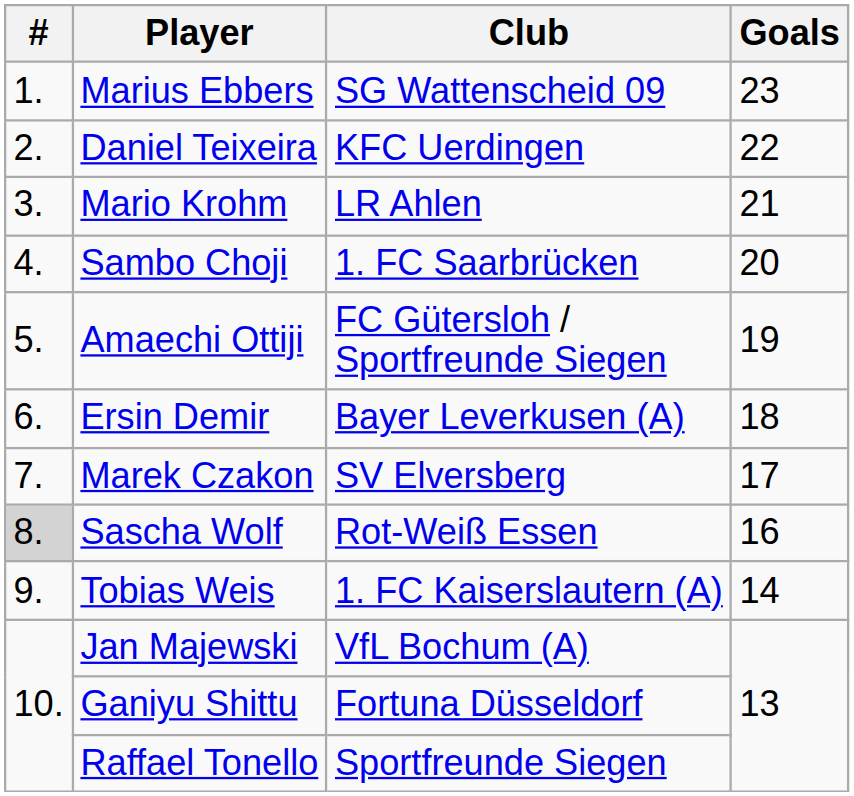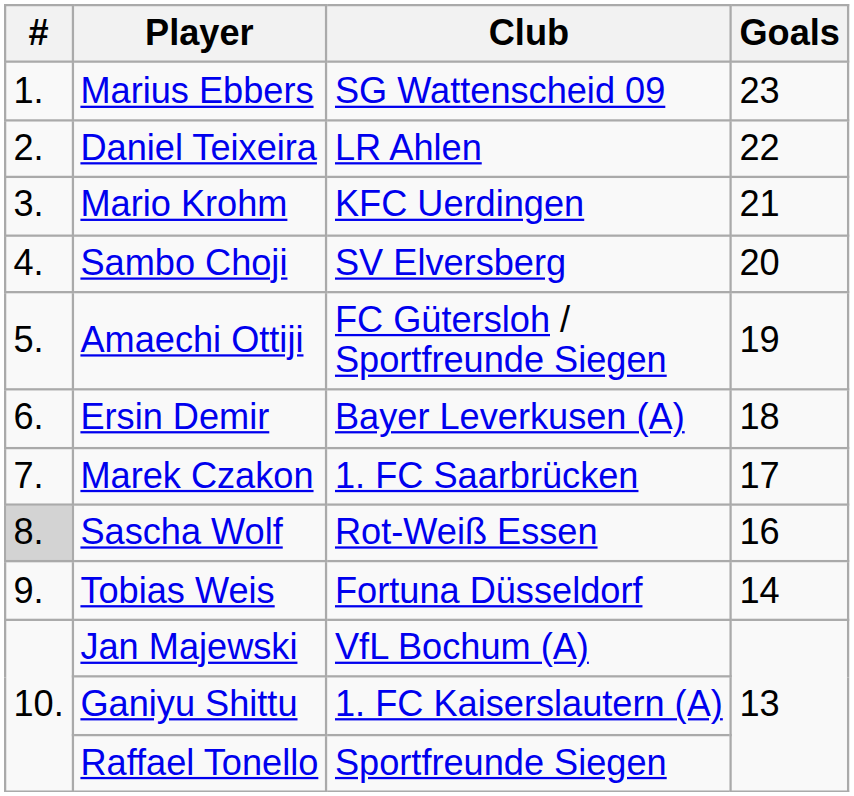(460, 147) KFC Uerdingen -> (408, 147) LR Ahlen
(408, 205) LR Ahlen -> (460, 205) KFC Uerdingen
(487, 262) 1. FC Saarbrücken -> (451, 262) SV Elversberg
(451, 475) SV Elversberg -> (487, 475) 1. FC Saarbrücken
(529, 589) 1. FC Kaiserslautern (A) -> (489, 589) Fortuna Düsseldorf
(489, 704) Fortuna Düsseldorf -> (529, 704) 1. FC Kaiserslautern (A)
